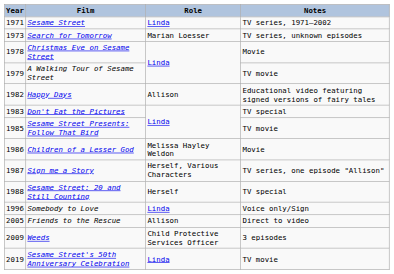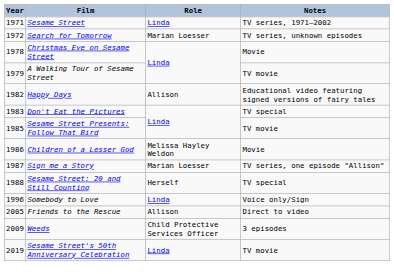(15, 35) 1973 -> (15, 35) 1972
(183, 170) Herself, Various Characters -> (178, 166) Marian Loesser
